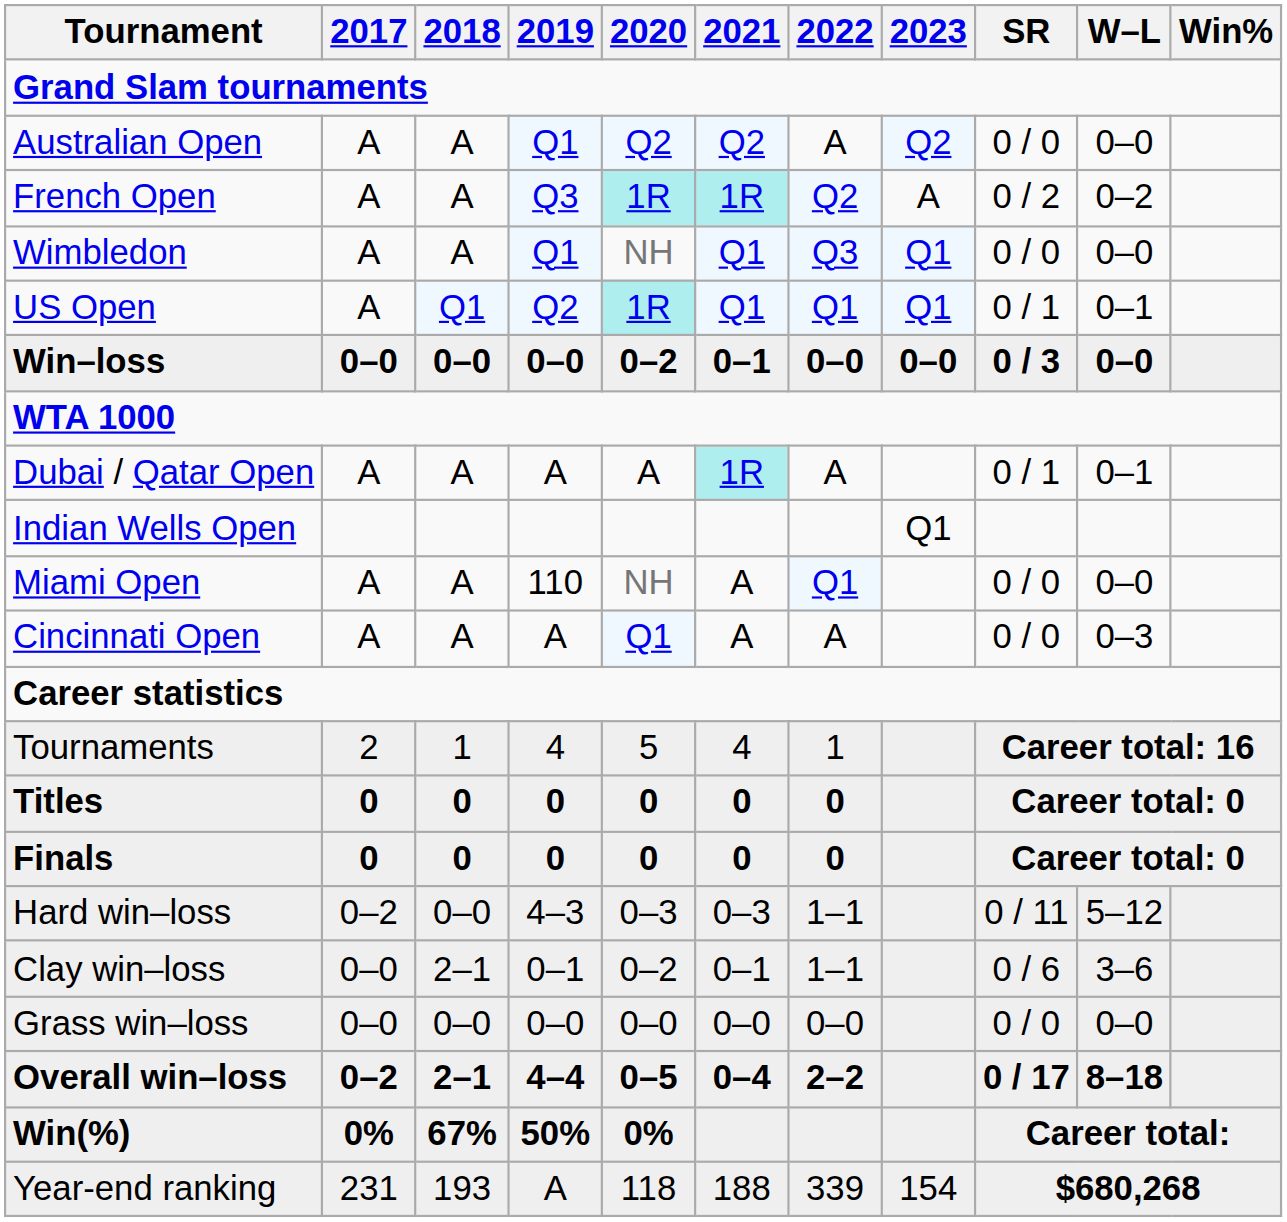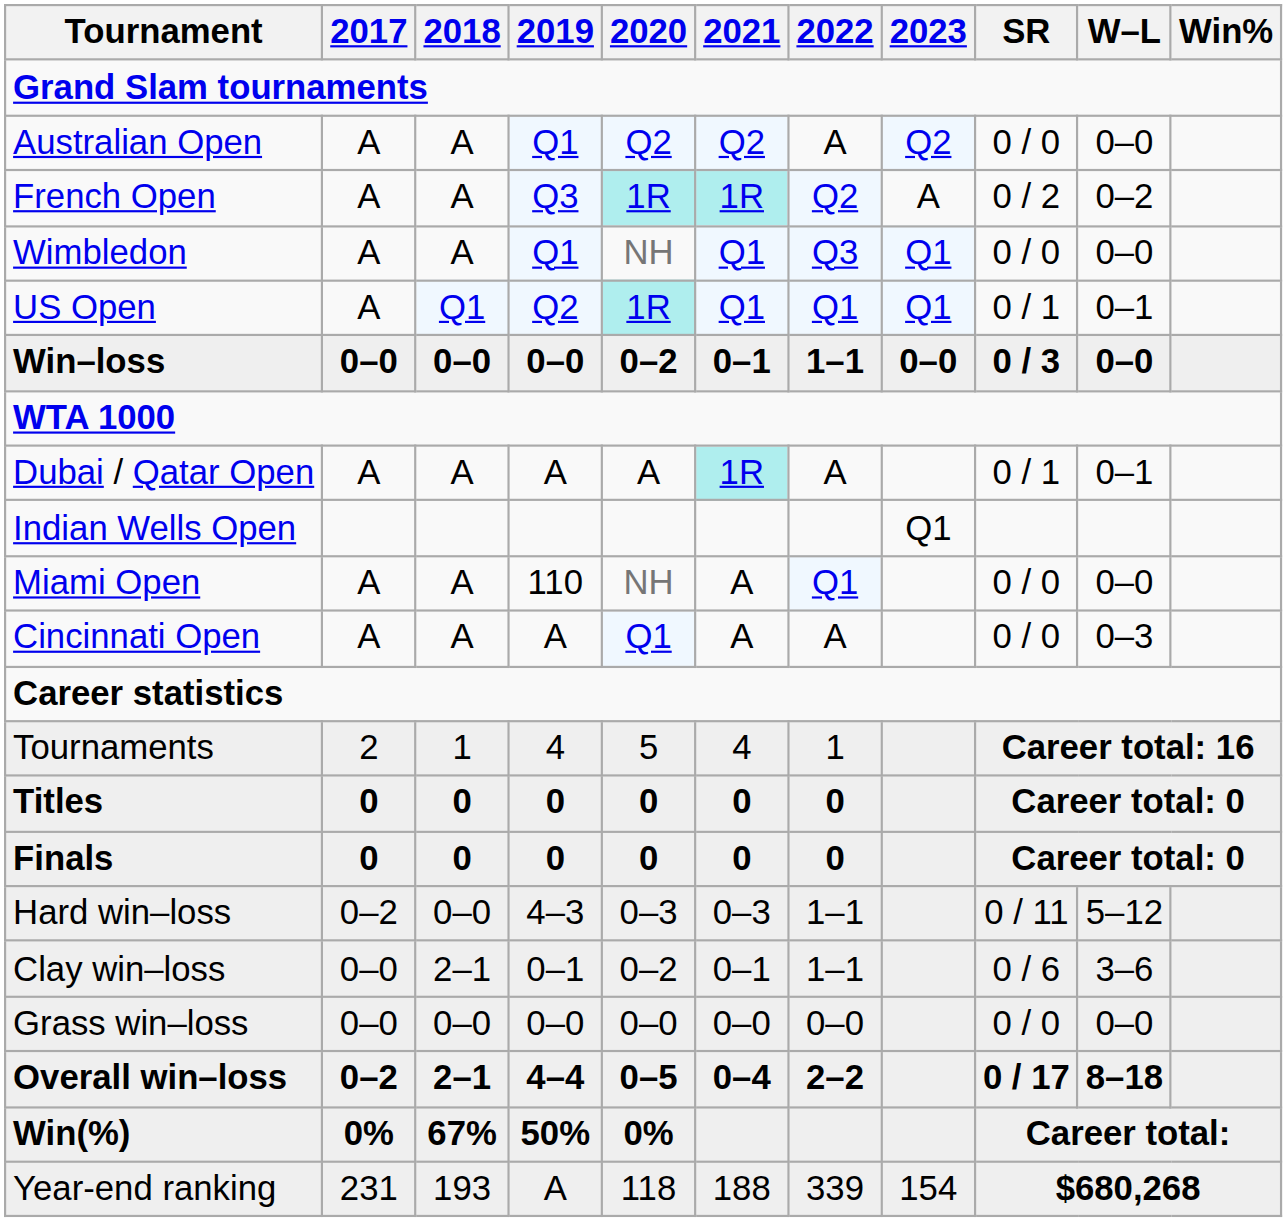(835, 362) 0–0 -> (835, 362) 1–1
